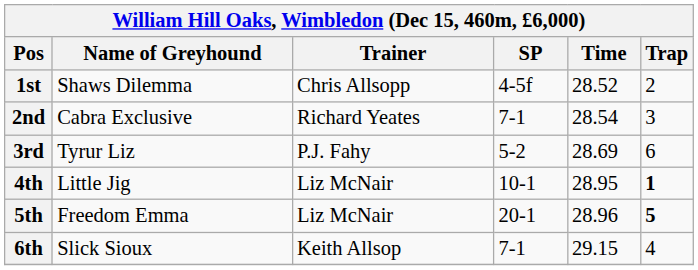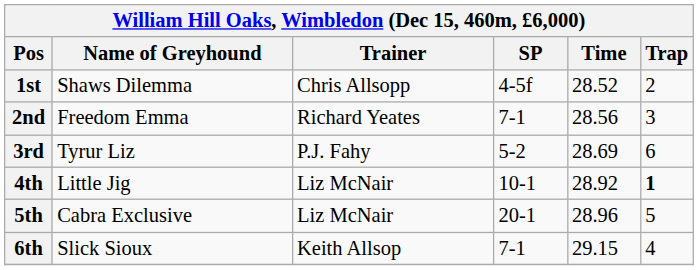(125, 118) Cabra Exclusive -> (123, 118) Freedom Emma
(595, 118) 28.54 -> (595, 118) 28.56
(595, 183) 28.95 -> (595, 183) 28.92
(123, 215) Freedom Emma -> (125, 215) Cabra Exclusive
(650, 215) bold -> (650, 215) normal
